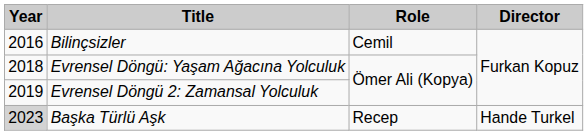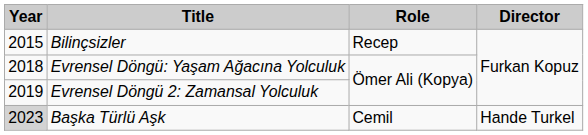(26, 42) 2016 -> (26, 42) 2015
(373, 42) Cemil -> (375, 42) Recep
(375, 117) Recep -> (373, 117) Cemil
